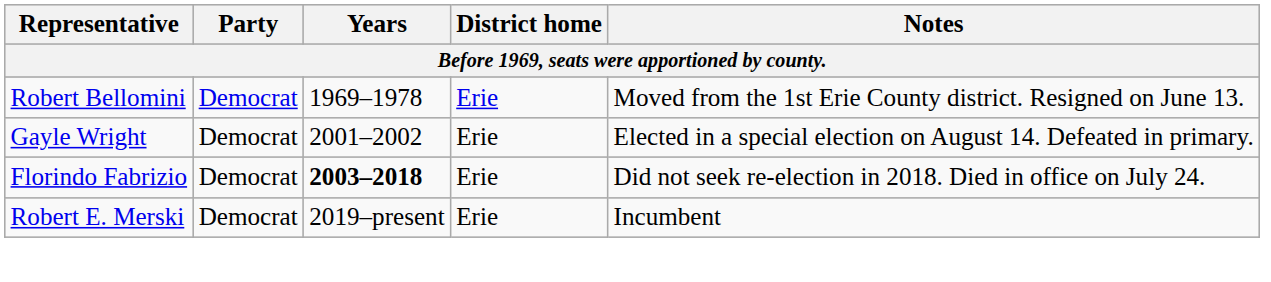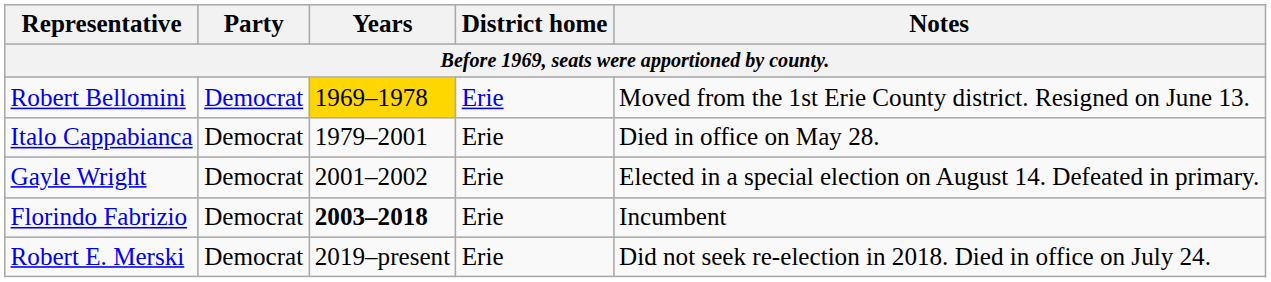(366, 97) no background -> (371, 97) gold background
+ row: (102, 137)
(909, 177) Did not seek re-election in 2018. Died in office on July 24. -> (673, 216) Incumbent
(667, 216) Incumbent -> (915, 256) Did not seek re-election in 2018. Died in office on July 24.
